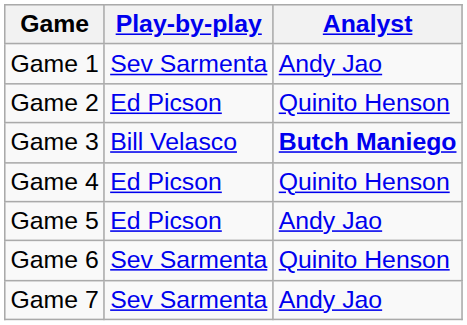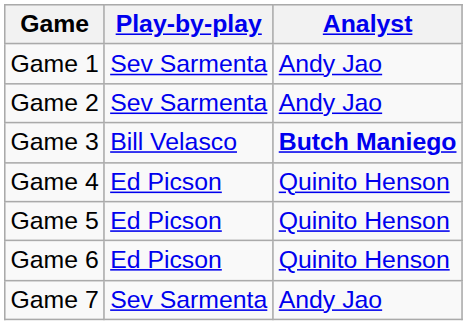(166, 102) Ed Picson -> (189, 102) Sev Sarmenta
(364, 102) Quinito Henson -> (330, 102) Andy Jao
(330, 220) Andy Jao -> (364, 220) Quinito Henson
(189, 260) Sev Sarmenta -> (166, 260) Ed Picson
